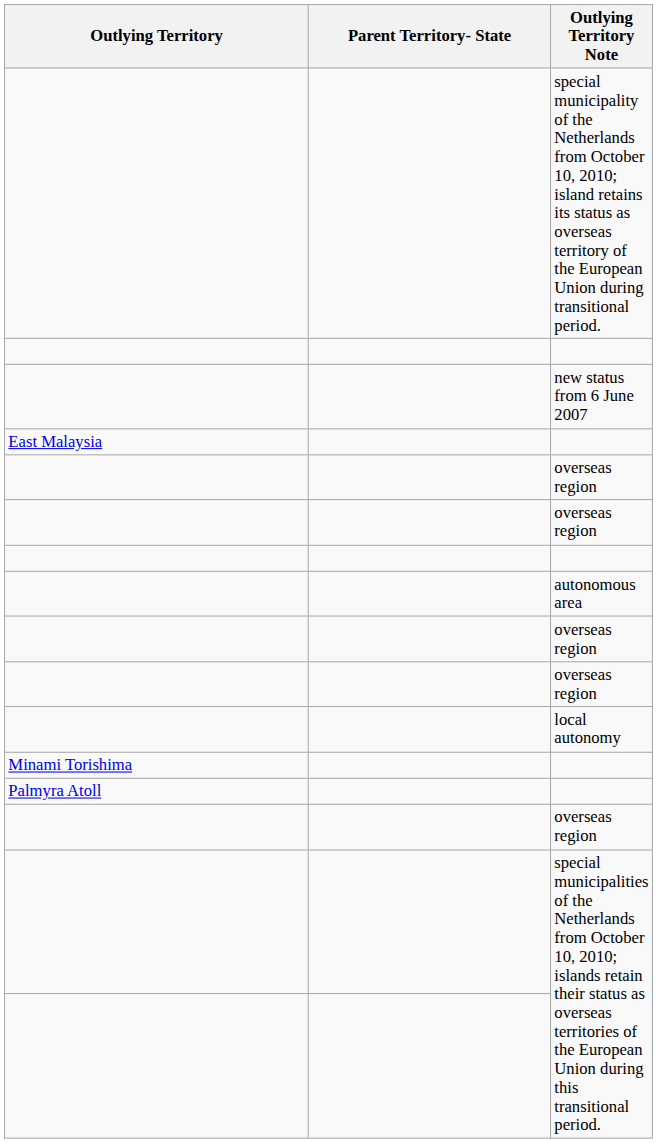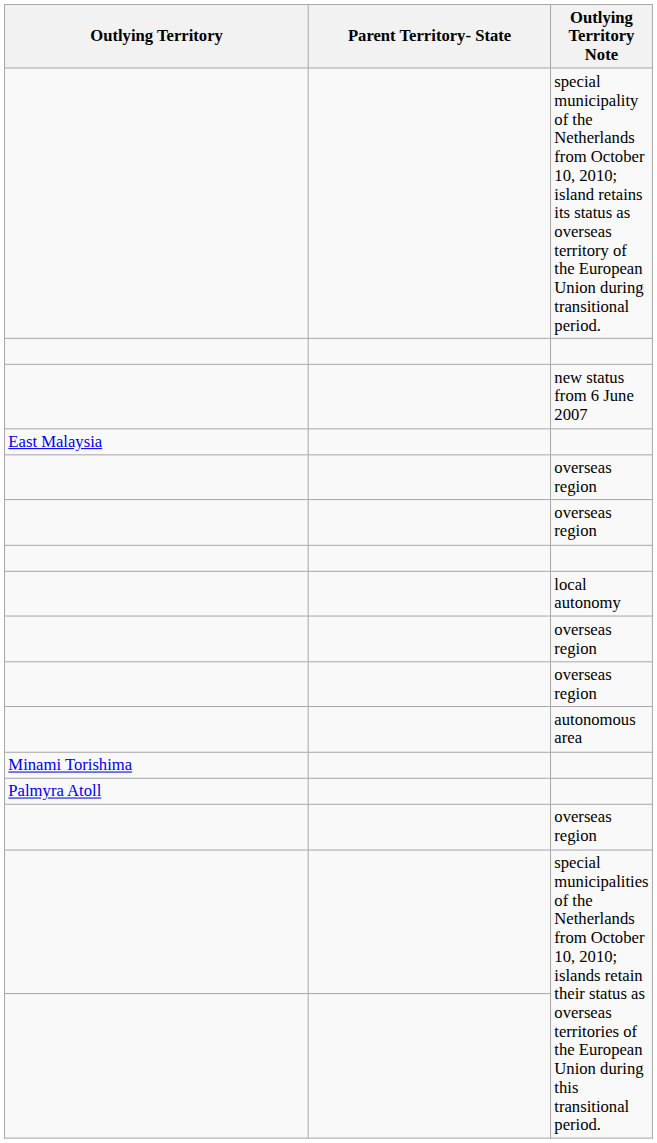rows swapped: (157, 594) <-> (157, 729)
